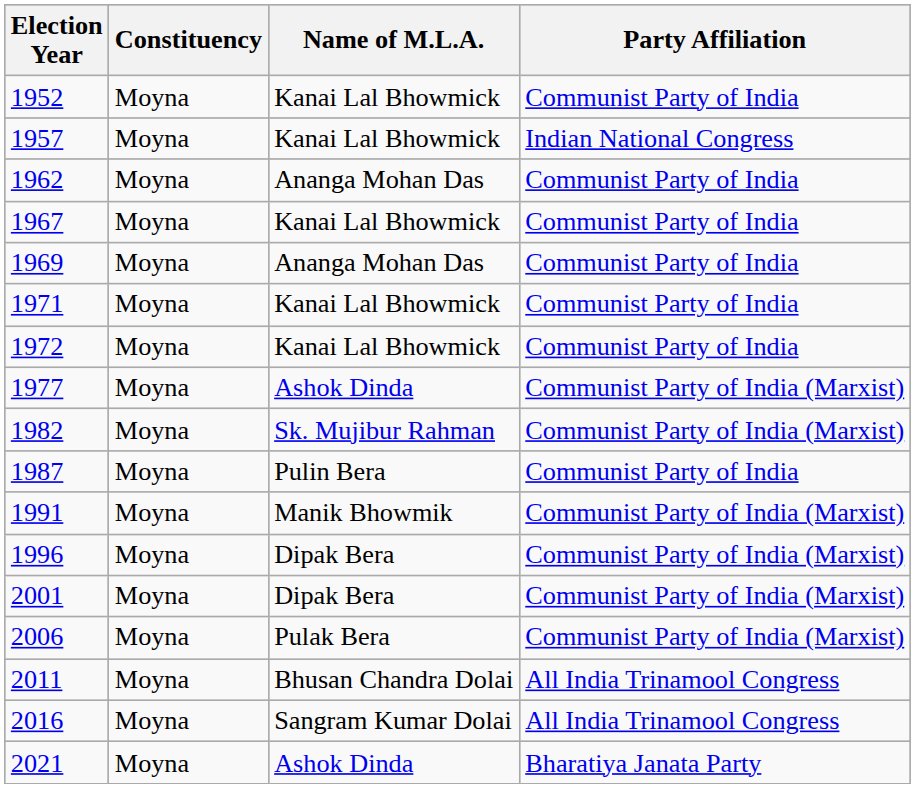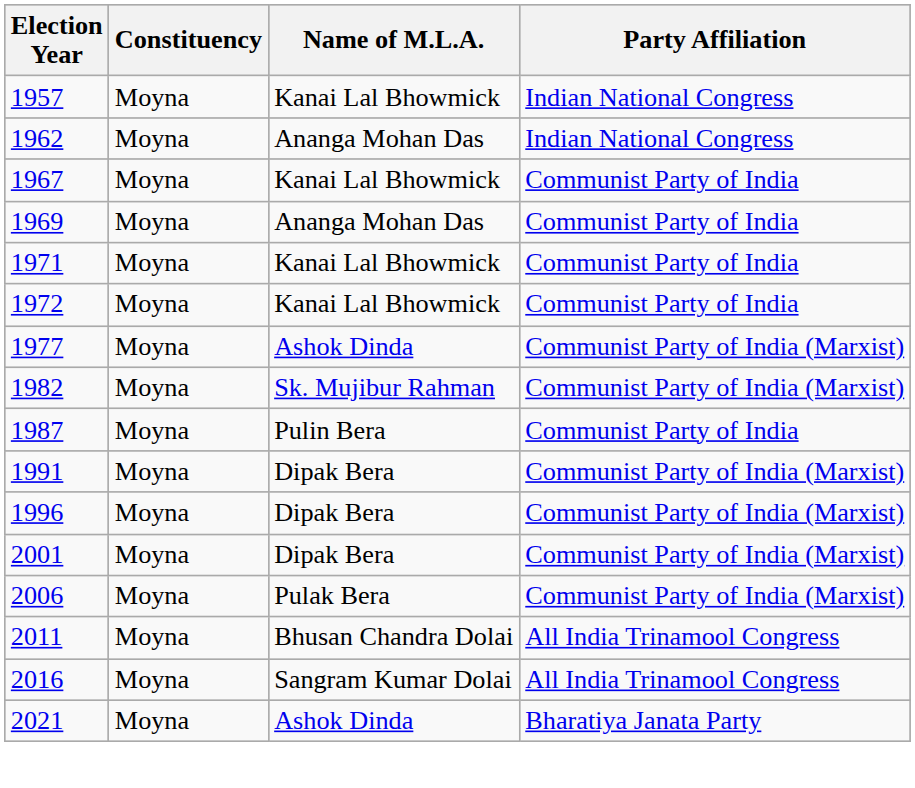- row: (37, 96)
(662, 179) Communist Party of India -> (659, 138) Indian National Congress
(363, 512) Manik Bhowmik -> (334, 470) Dipak Bera
